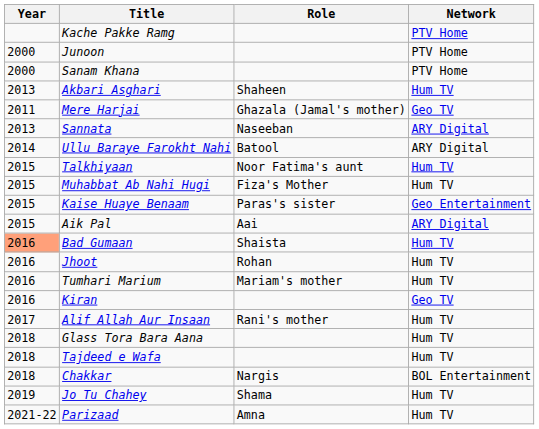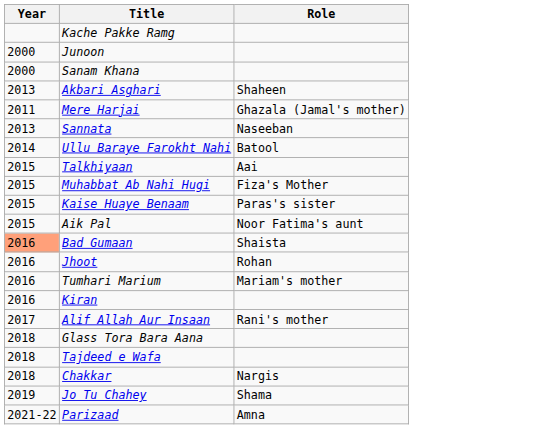- column: (471, 14)
(300, 167) Noor Fatima's aunt -> (247, 167) Aai
(247, 224) Aai -> (300, 224) Noor Fatima's aunt
